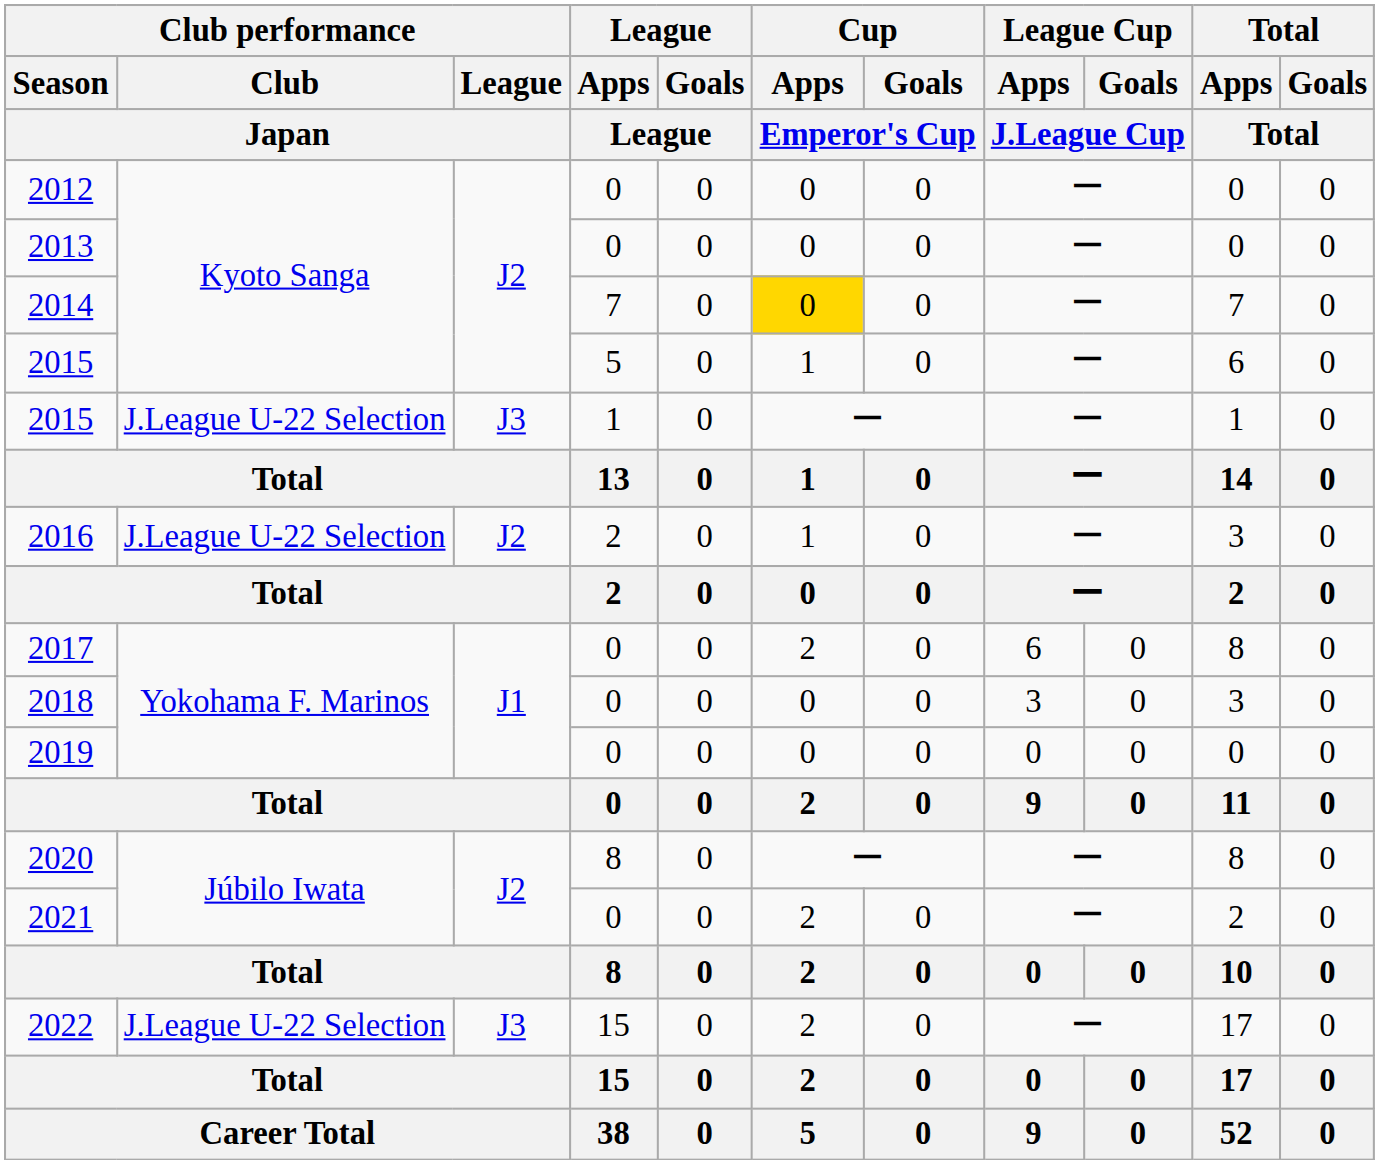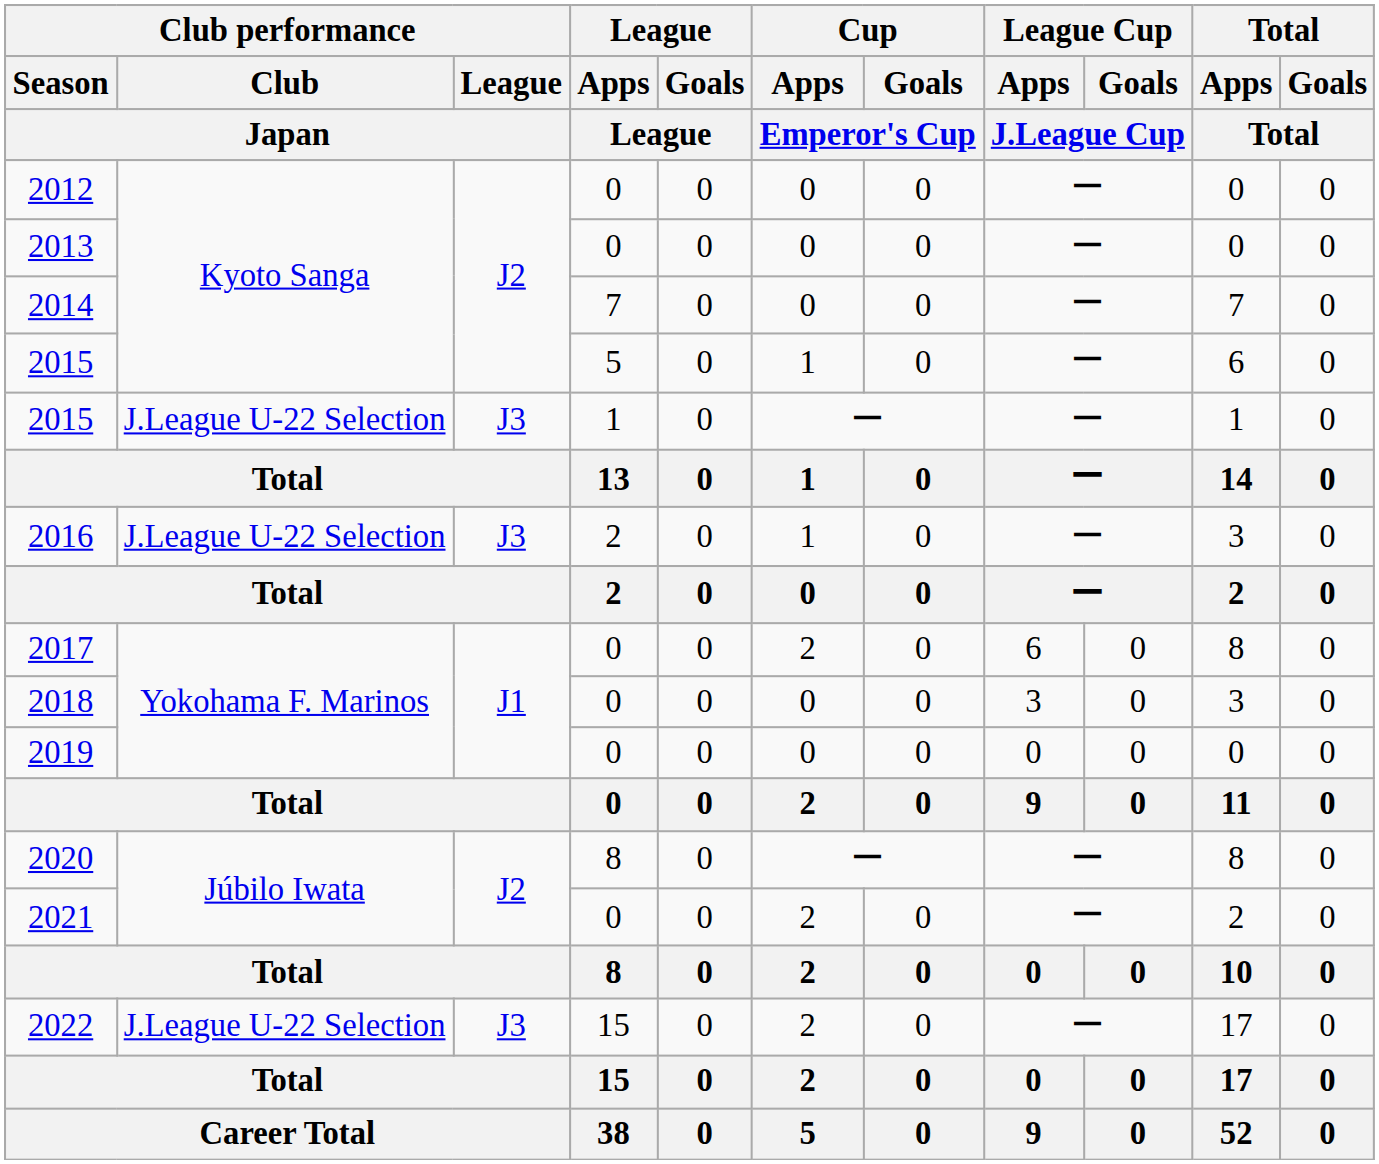(808, 304) gold background -> (808, 304) no background
(511, 536) J2 -> (511, 536) J3
